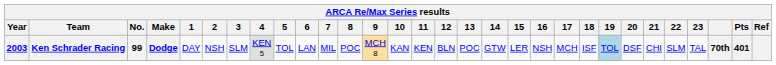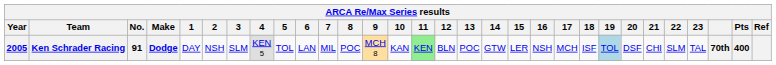(17, 48) 2003 -> (17, 48) 2005
(137, 48) 99 -> (137, 48) 91
(423, 48) no background -> (423, 48) lightgreen background
(742, 48) 401 -> (742, 48) 400
